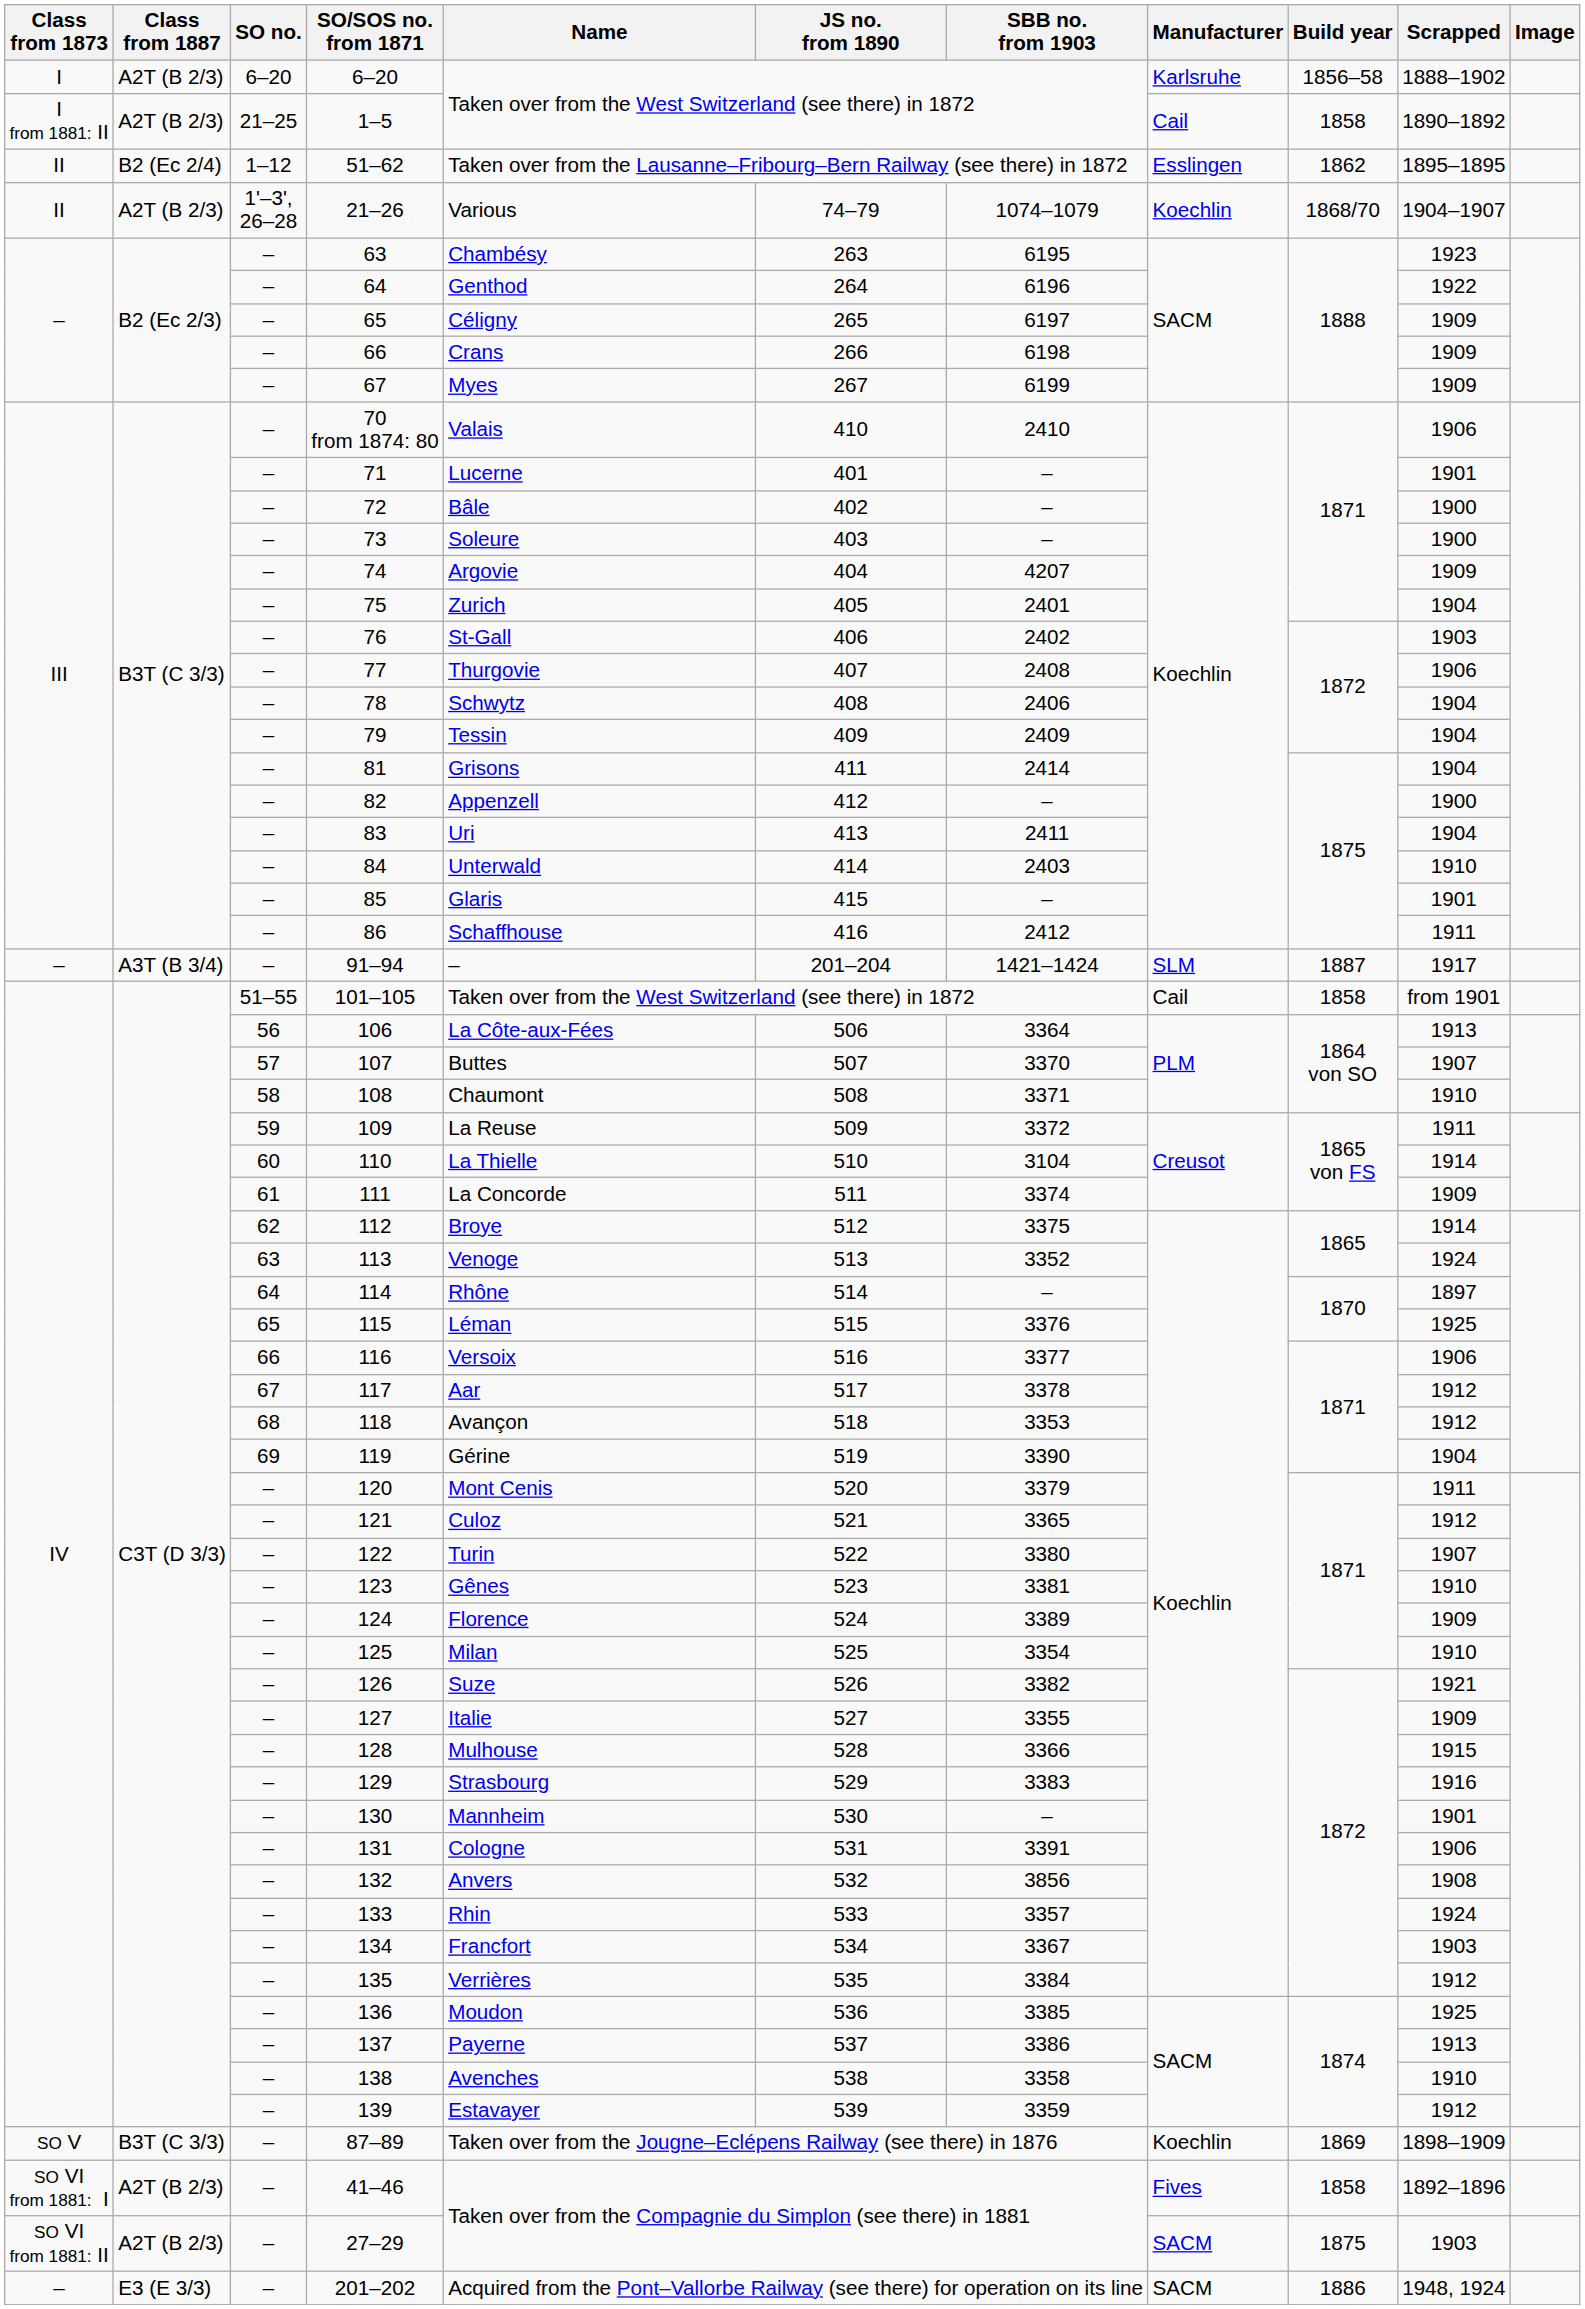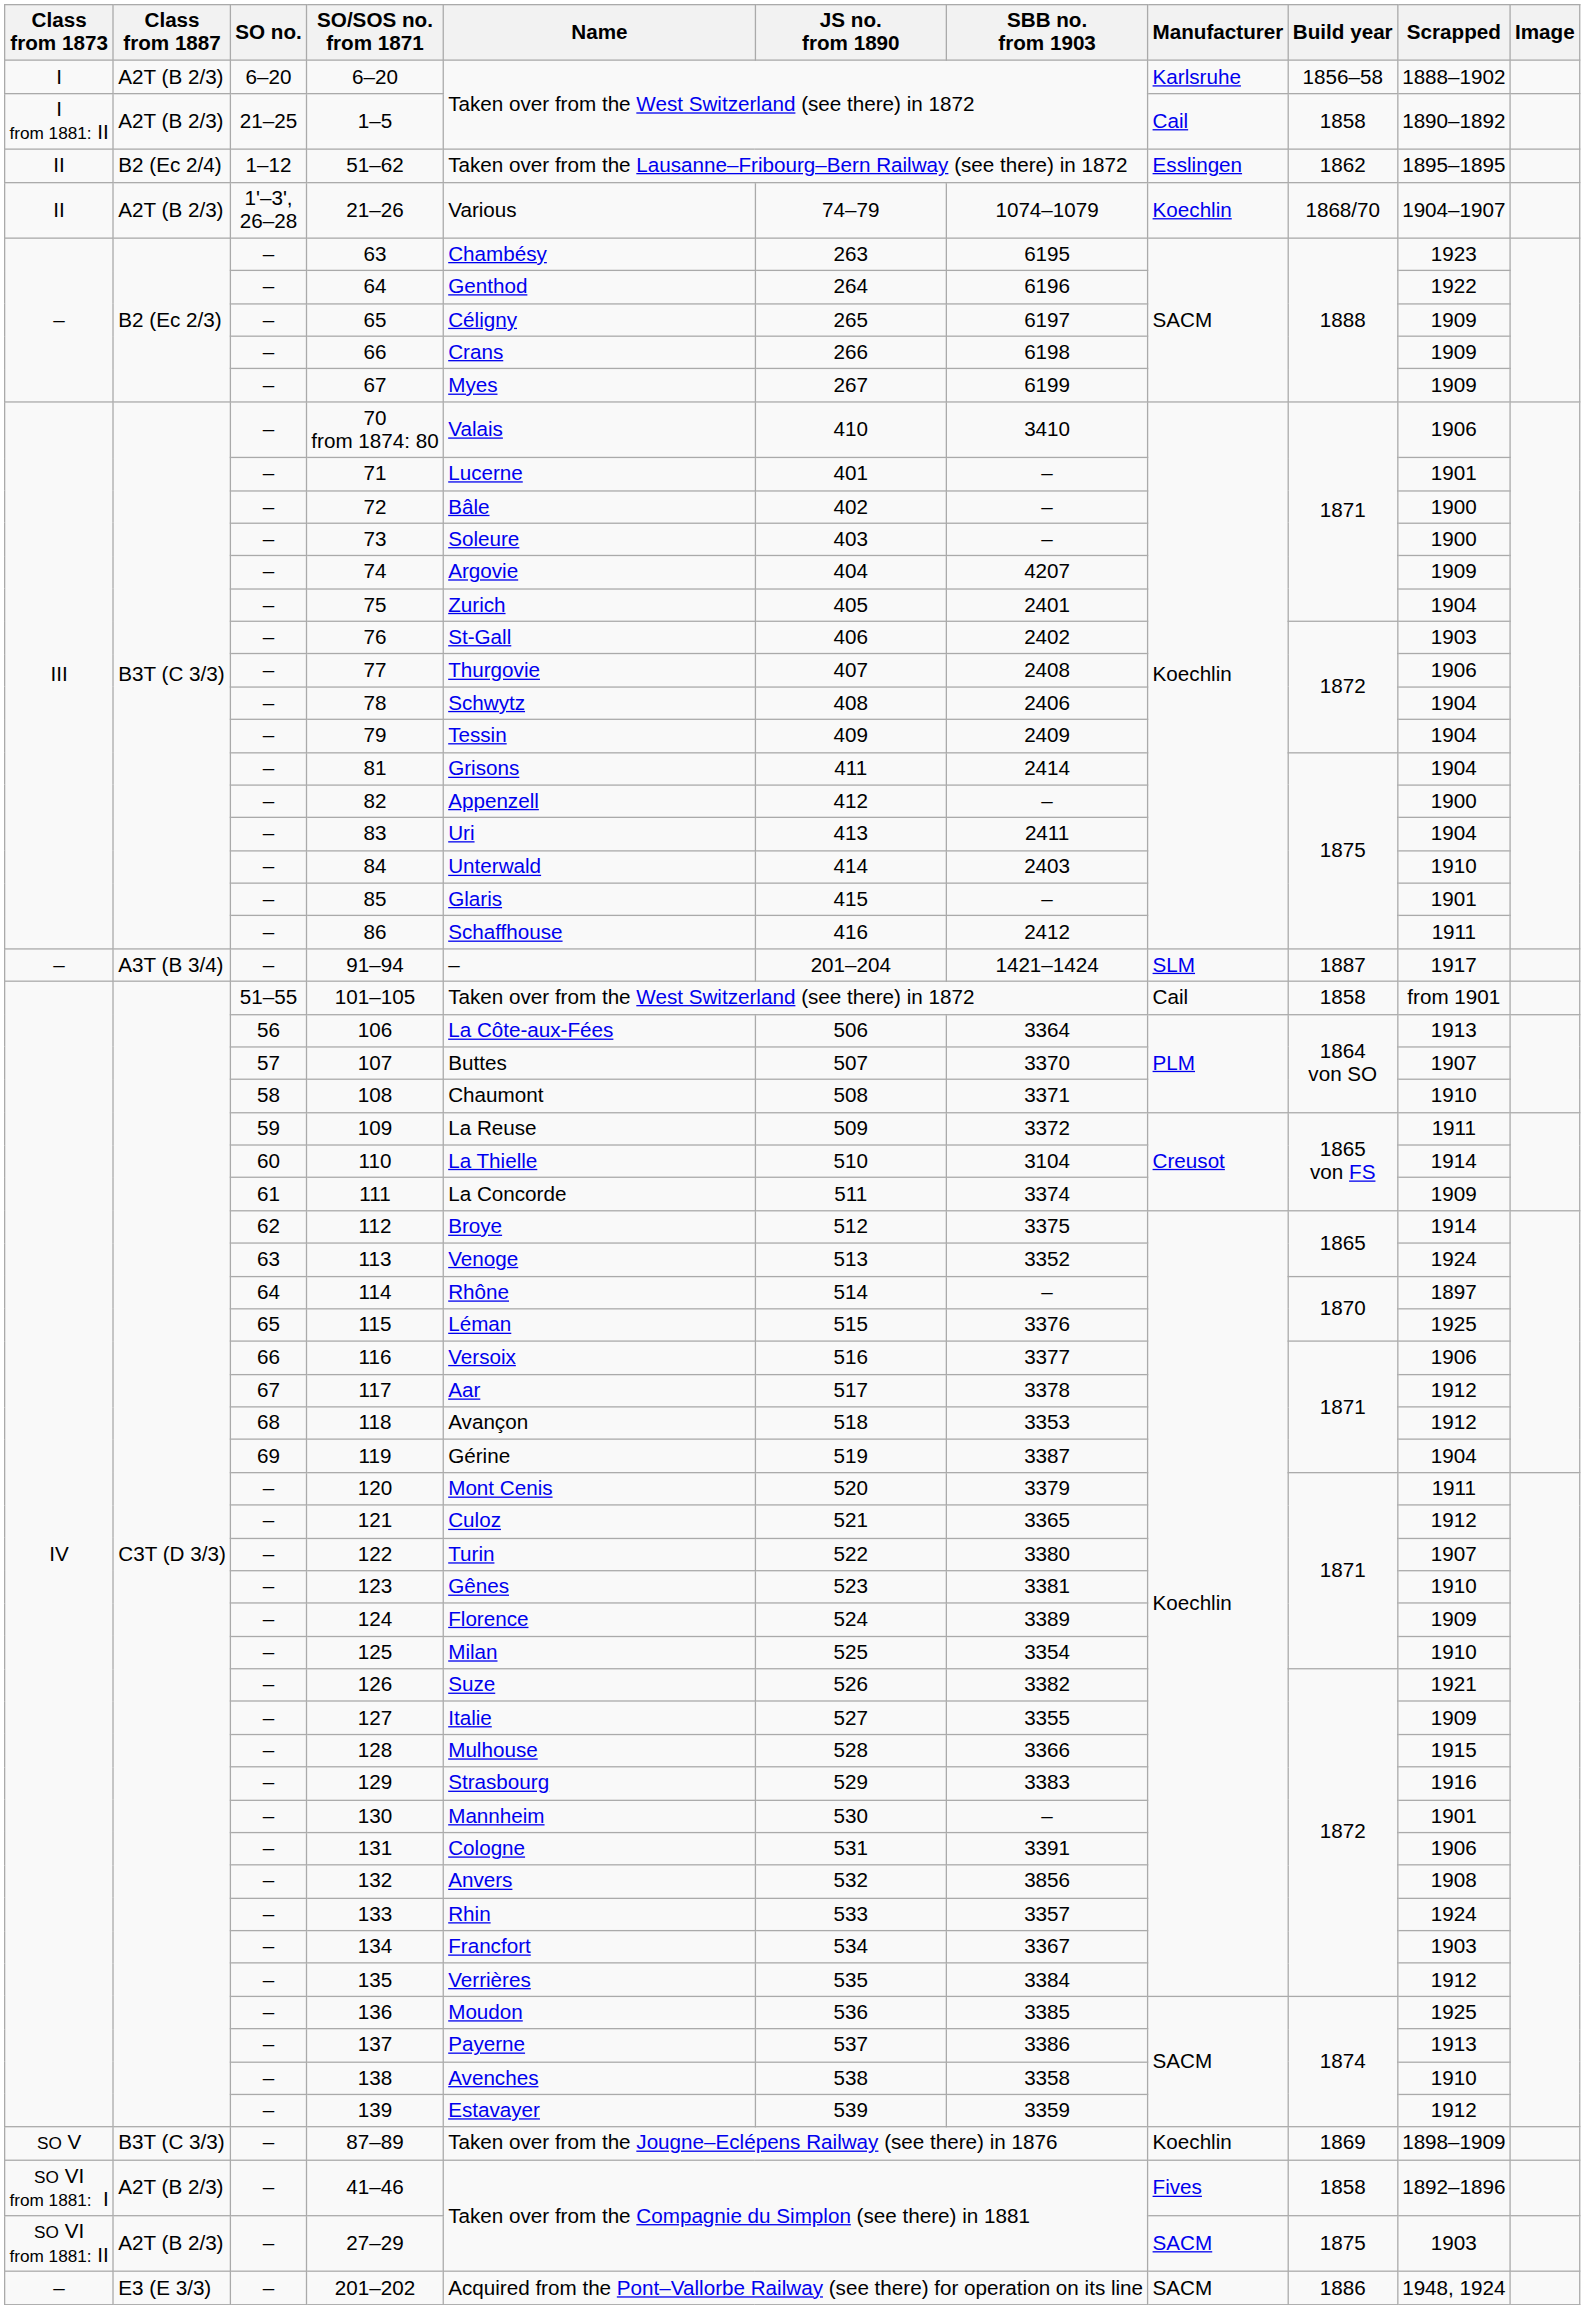(1047, 429) 2410 -> (1047, 429) 3410
(1047, 1455) 3390 -> (1047, 1455) 3387
